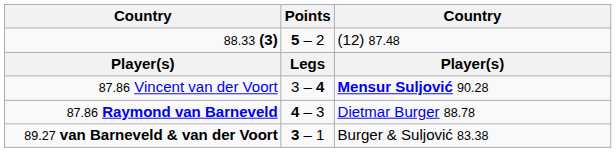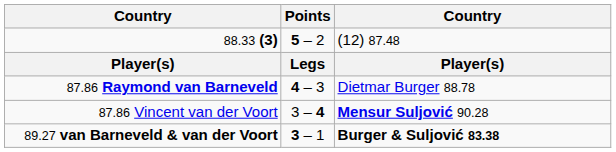rows swapped: (172, 111) <-> (188, 87)
(413, 135) normal -> (418, 135) bold
